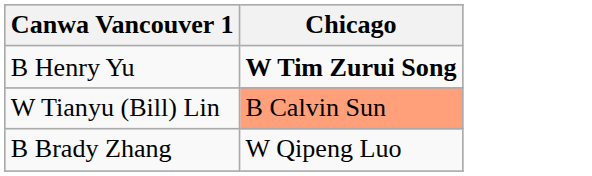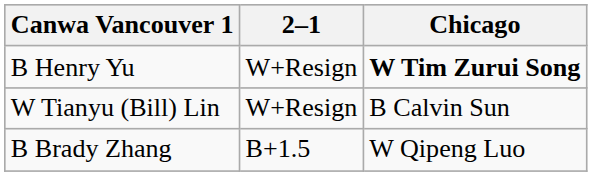+ column: (301, 25)
(316, 107) lightsalmon background -> (440, 107) no background
